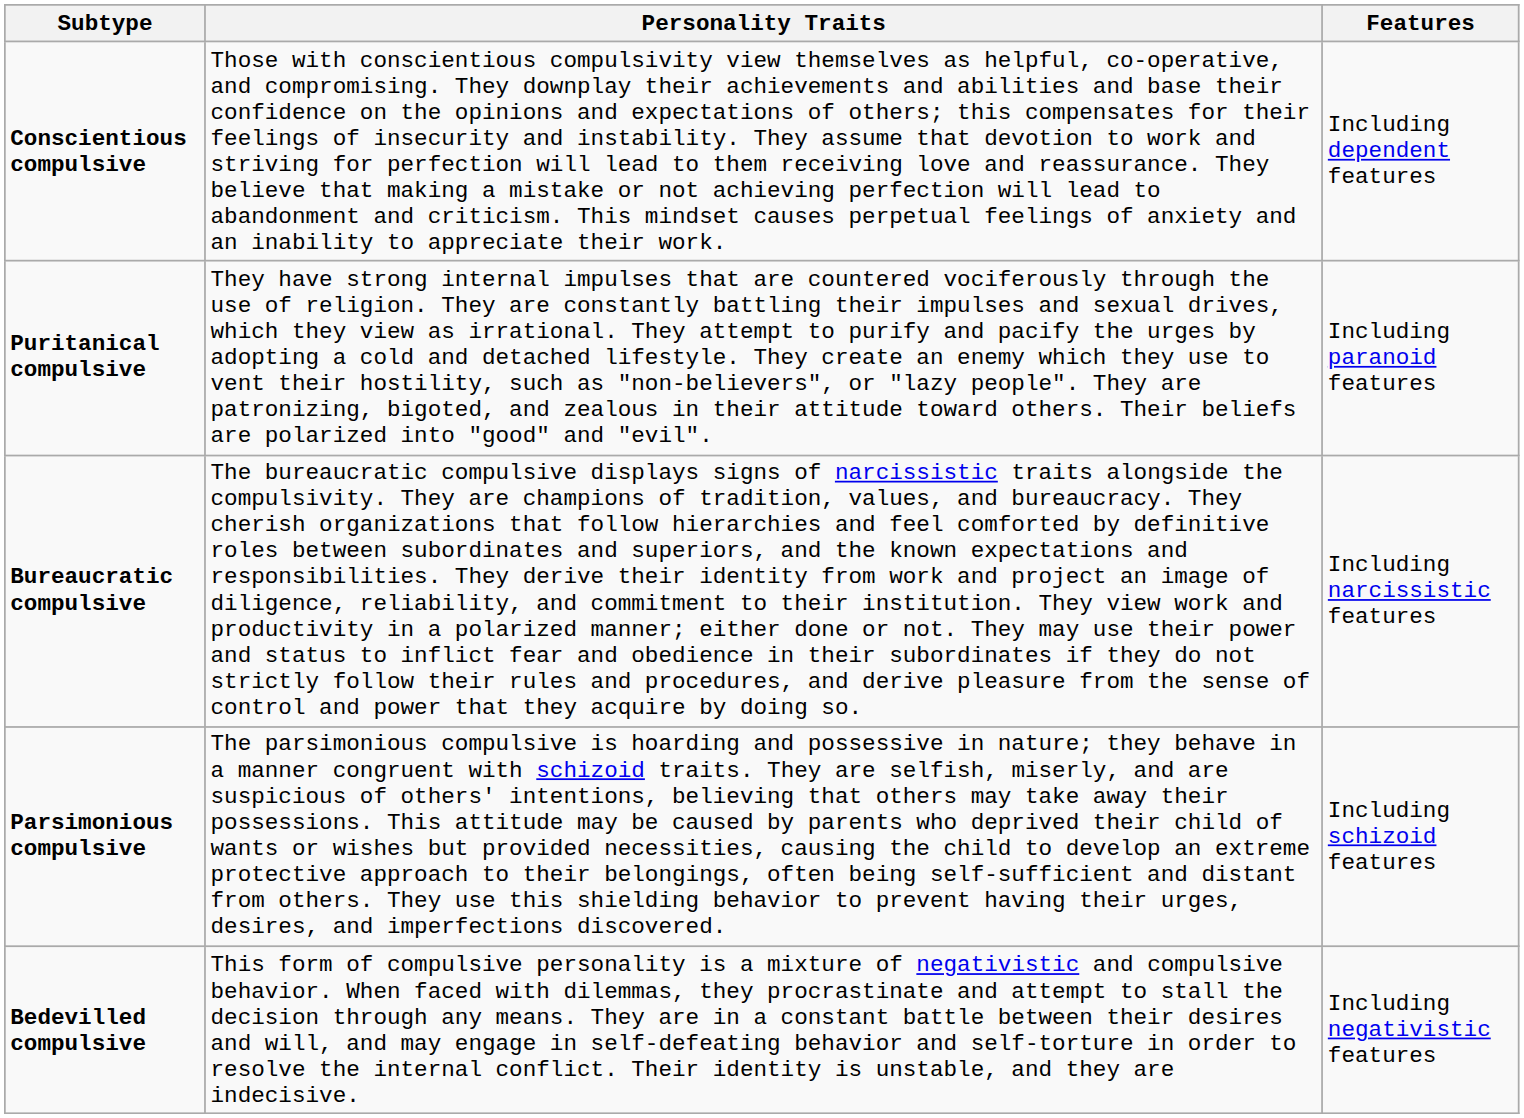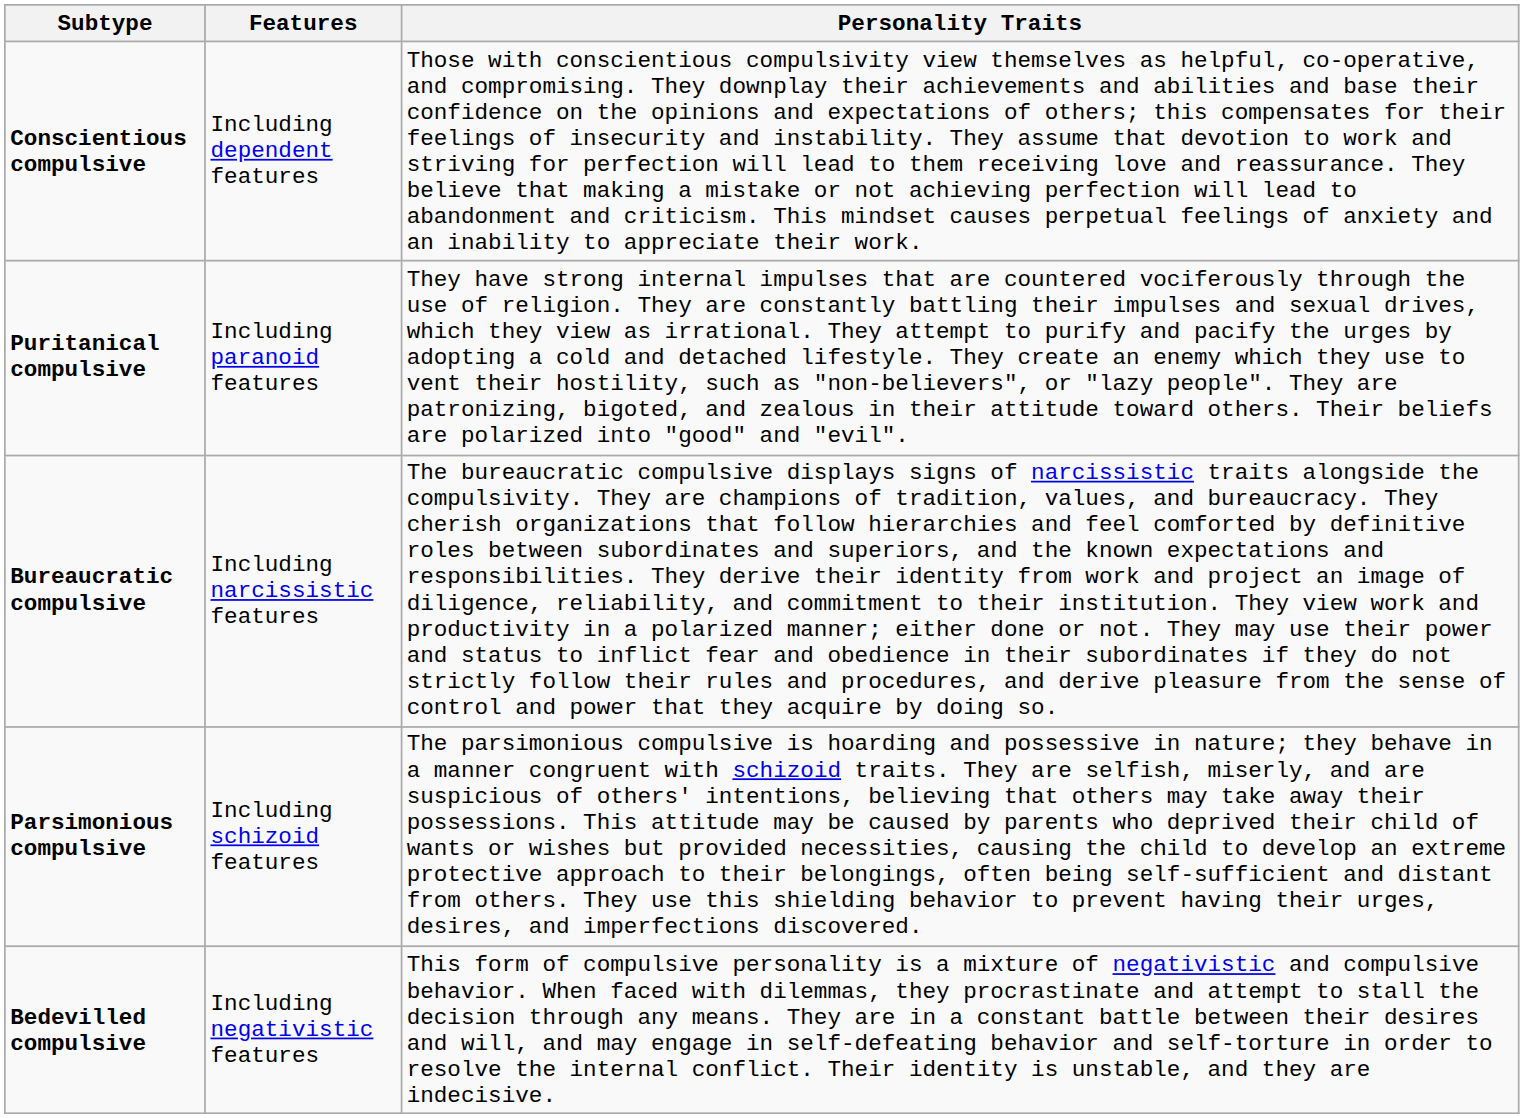columns swapped: (1421, 23) <-> (764, 23)
